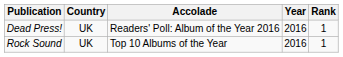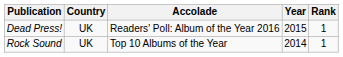(295, 28) 2016 -> (295, 28) 2015
(295, 44) 2016 -> (295, 44) 2014
